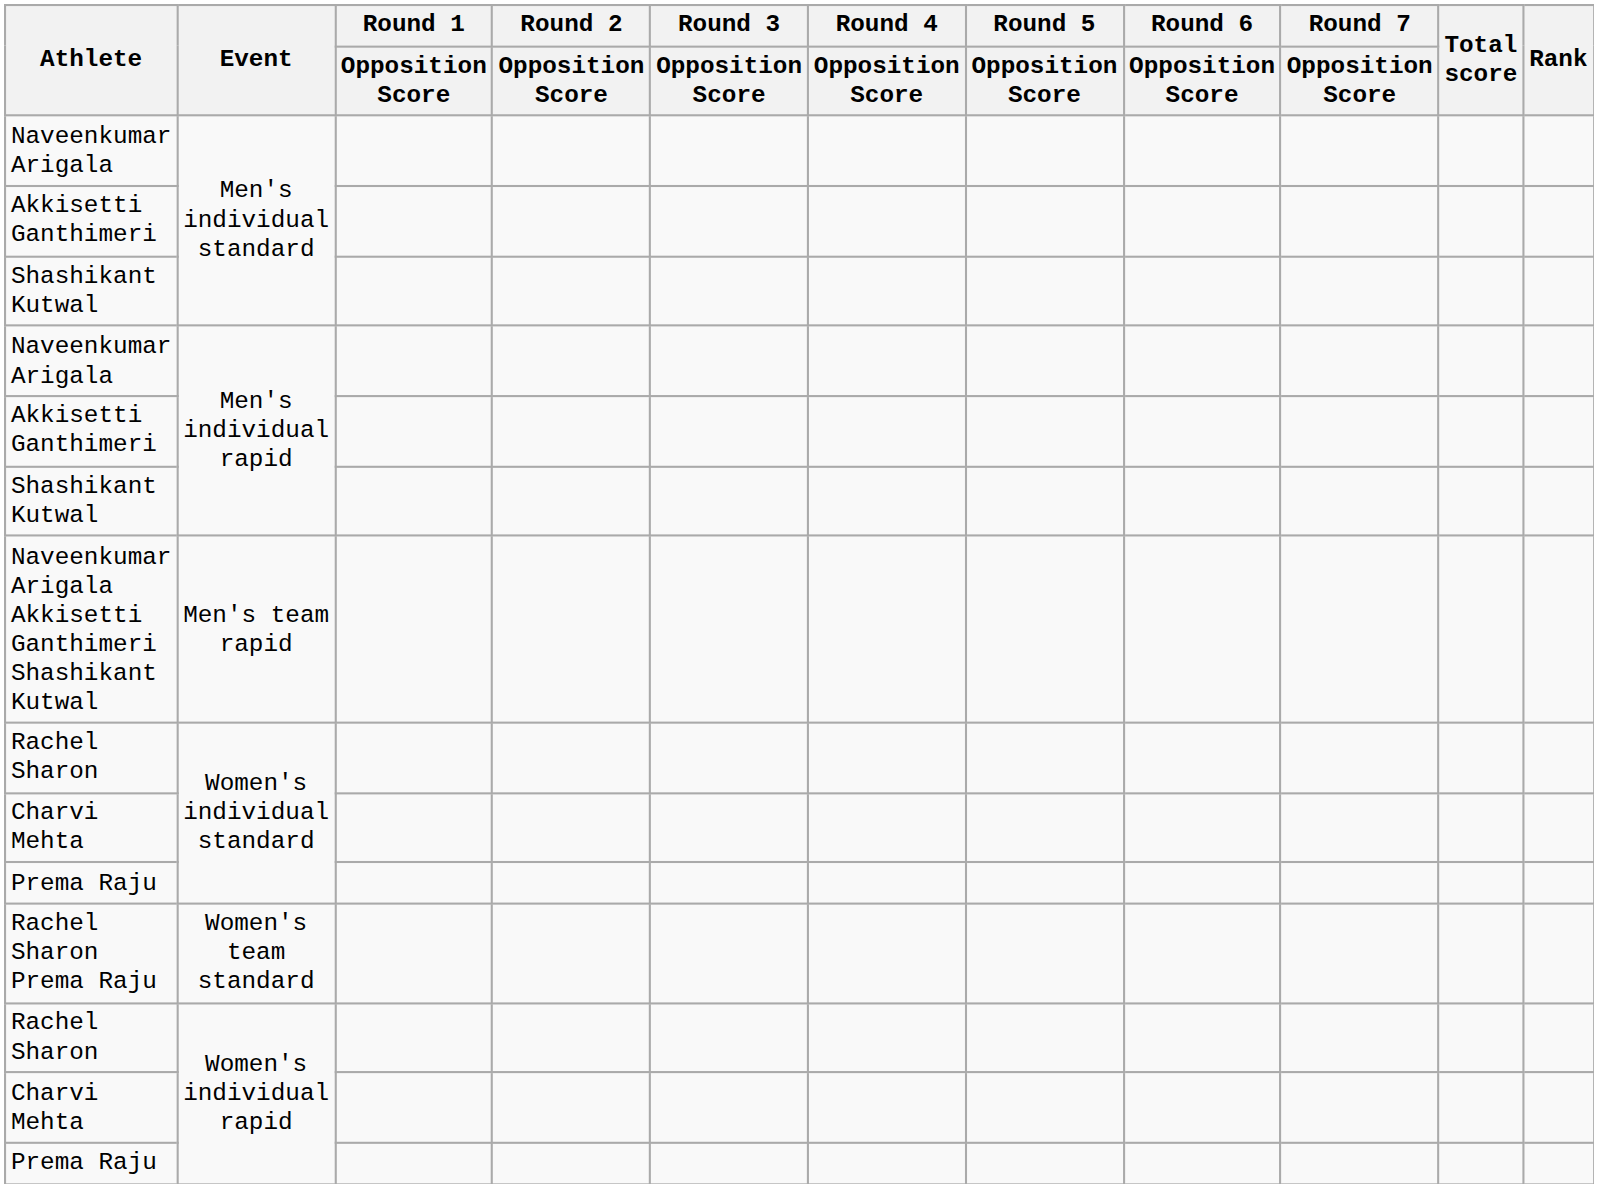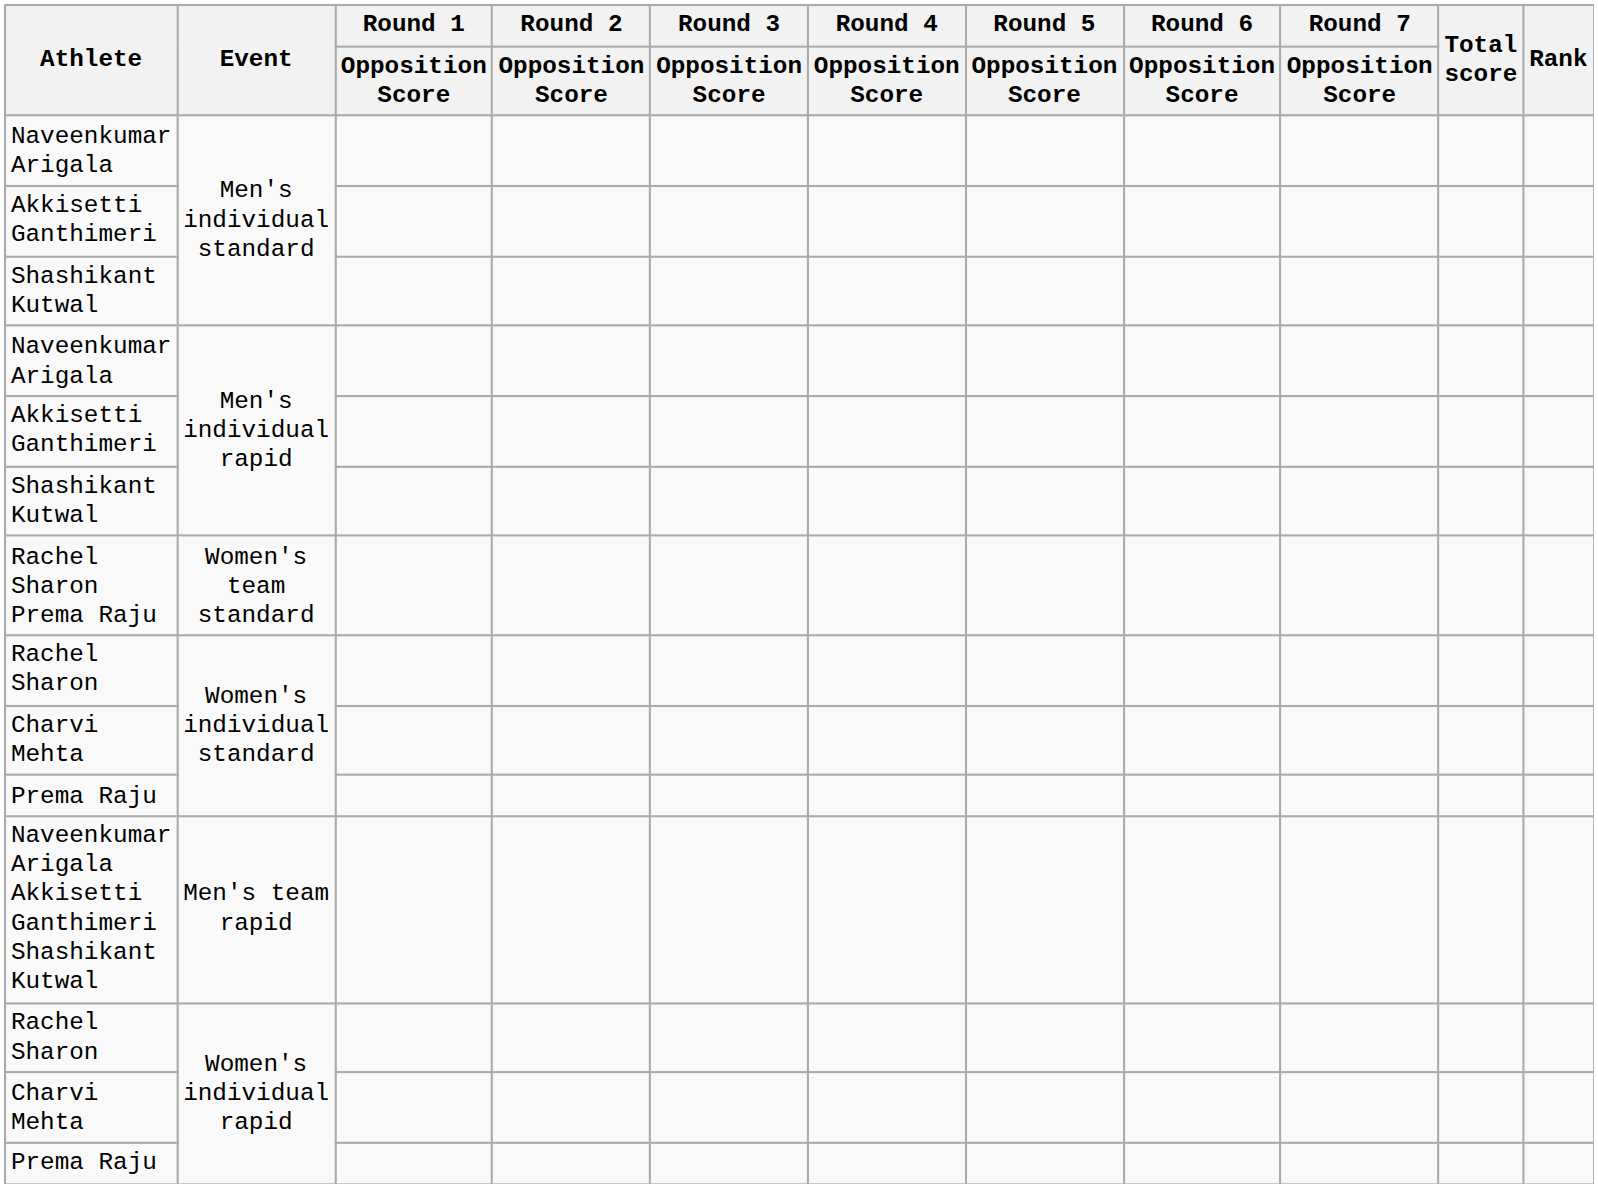rows swapped: (91, 629) <-> (84, 953)
